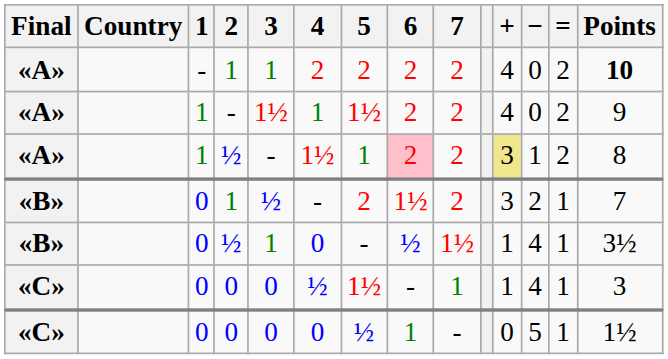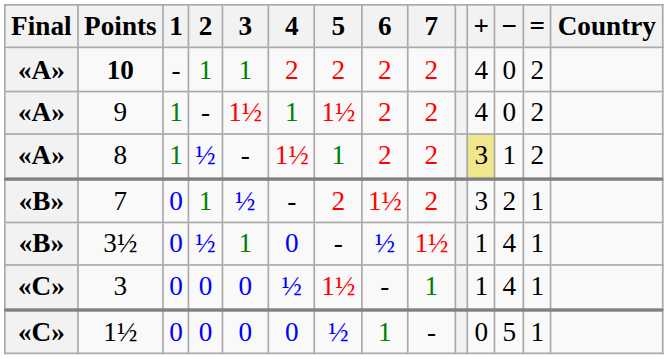columns swapped: (133, 26) <-> (620, 26)
(411, 155) pink background -> (385, 155) no background
